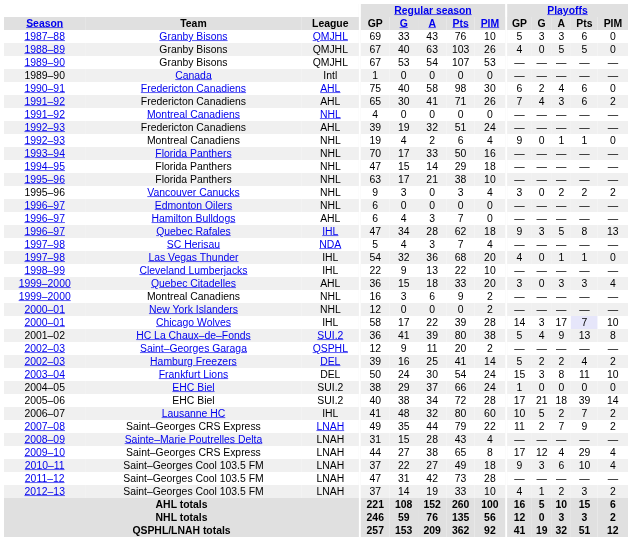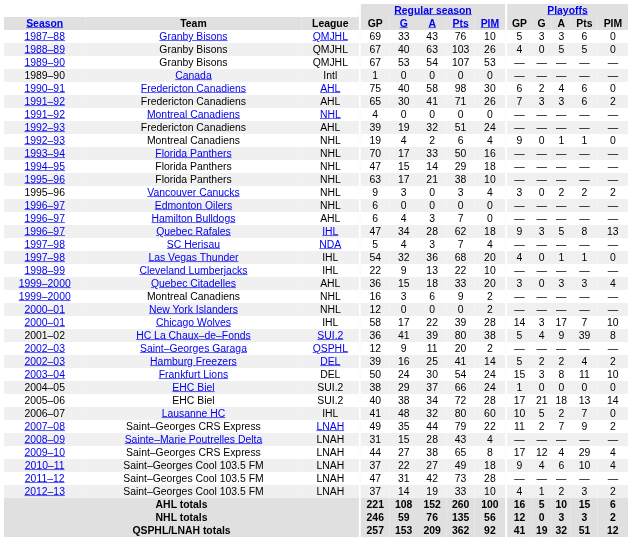(542, 101) 4 -> (542, 101) 3
(584, 322) lavender background -> (584, 322) no background
(584, 335) 13 -> (584, 335) 39
(584, 400) 39 -> (584, 400) 13
(613, 413) 2 -> (613, 413) 0
(542, 465) 3 -> (542, 465) 4
